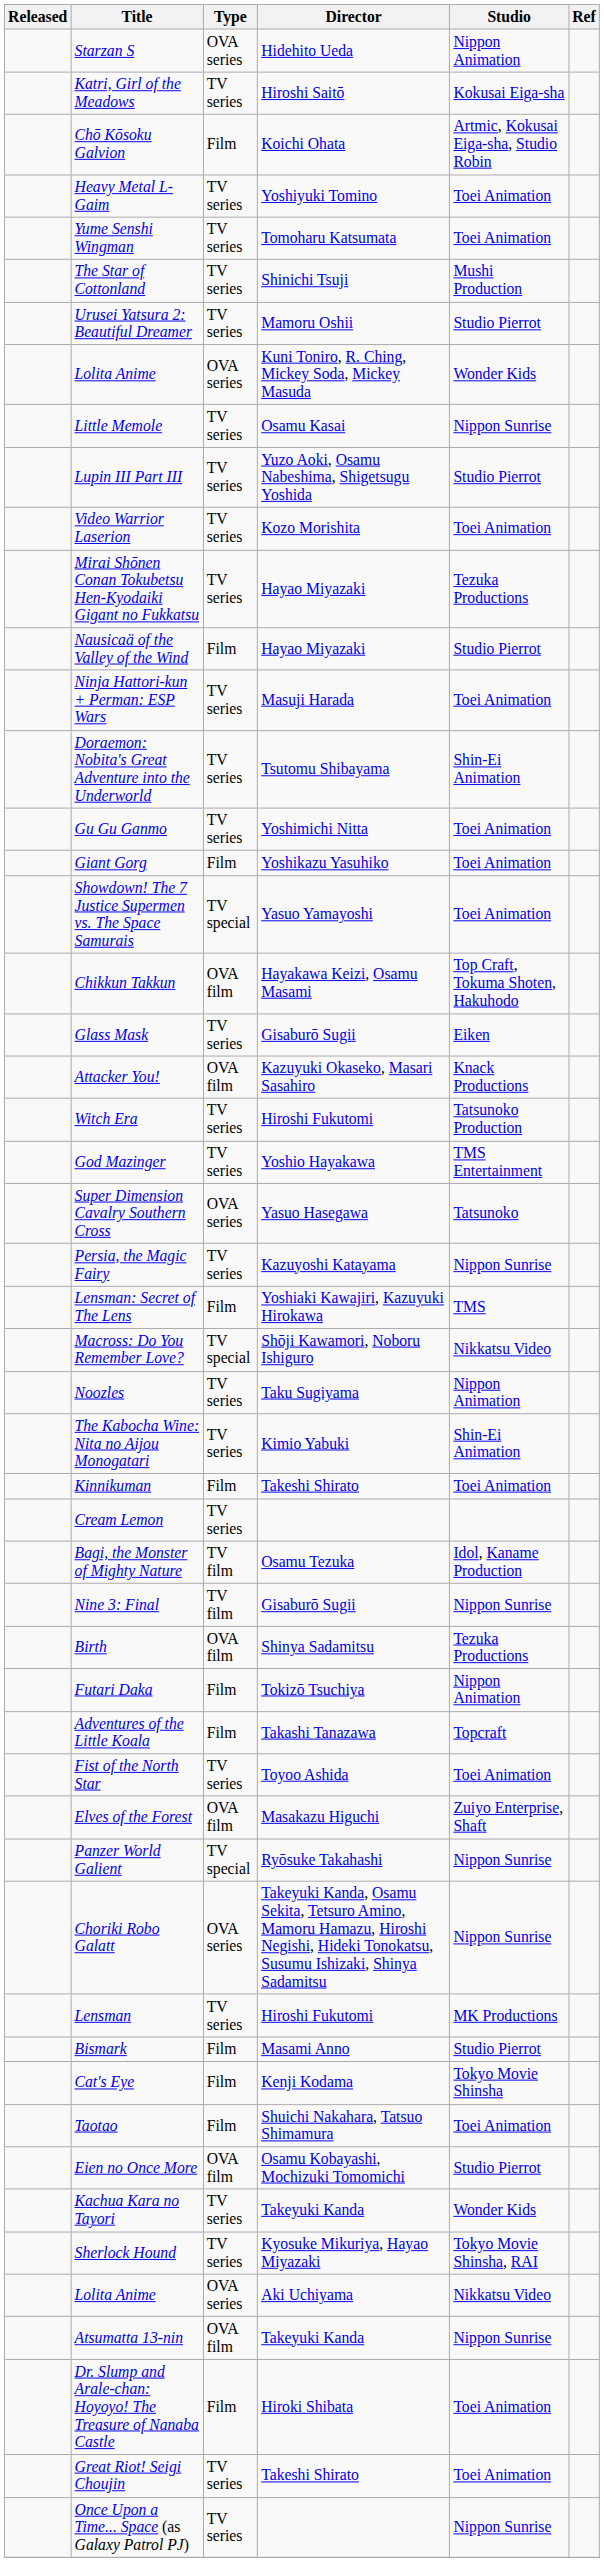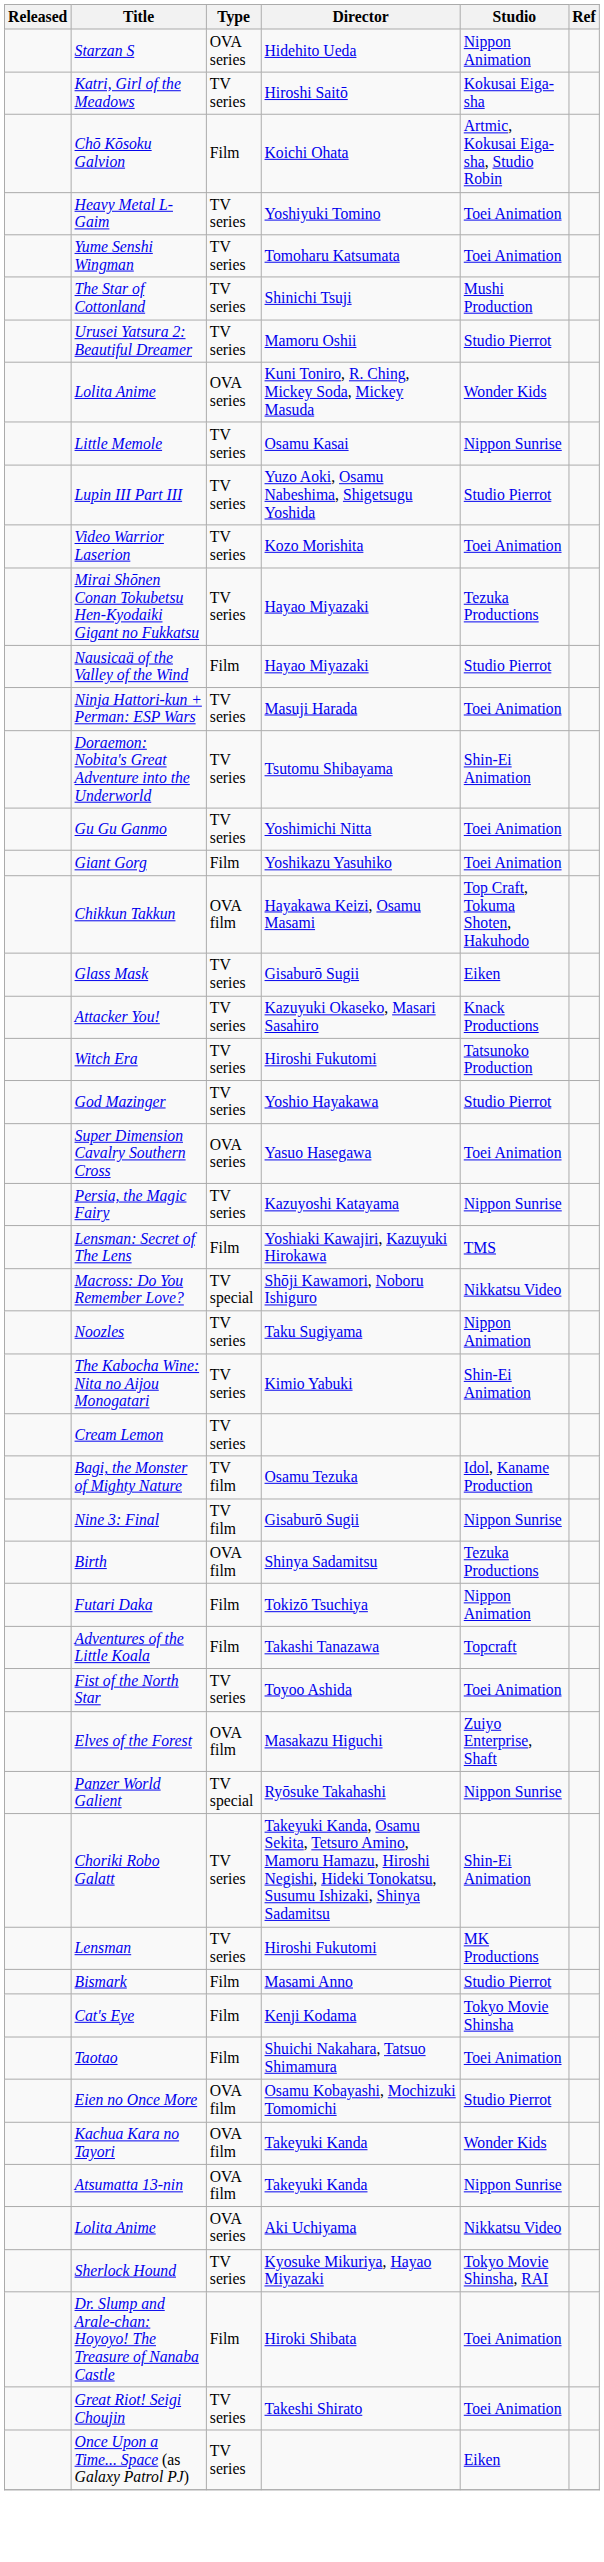- row: (131, 914)
(223, 1077) OVA film -> (228, 1017) TV series
(498, 1162) TMS Entertainment -> (508, 1102) Studio Pierrot
(486, 1213) Tatsunoko -> (513, 1153) Toei Animation
- row: (113, 1486)
(225, 1937) OVA series -> (228, 1870) TV series
(502, 1937) Nippon Sunrise -> (497, 1870) Shin-Ei Animation
(225, 2210) TV series -> (226, 2143) OVA film
rows swapped: (125, 2252) <-> (129, 2337)
(502, 2527) Nippon Sunrise -> (482, 2459) Eiken
